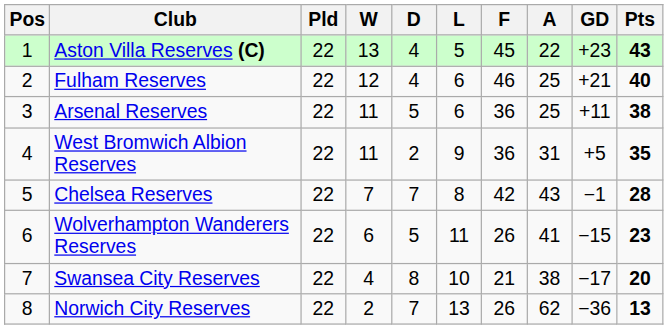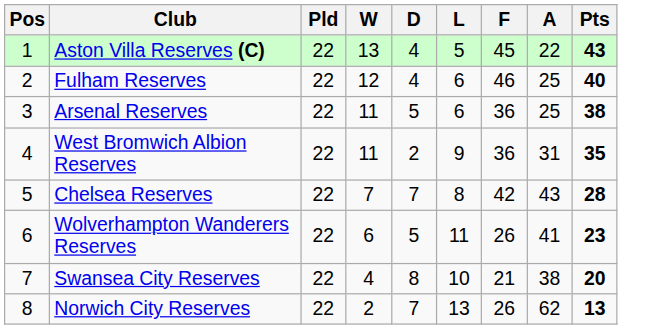- column: (595, 19)
